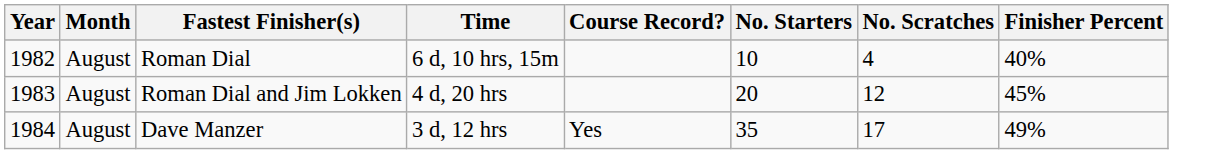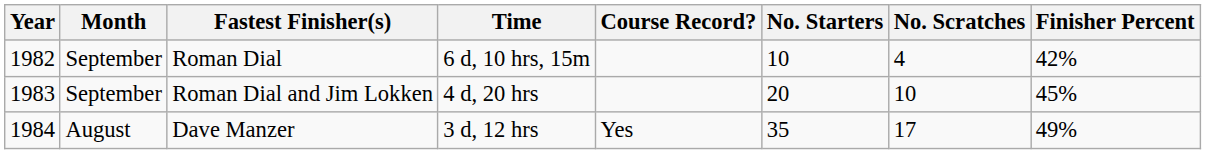(98, 58) August -> (114, 58) September
(1025, 58) 40% -> (1056, 58) 42%
(98, 93) August -> (114, 93) September
(874, 93) 12 -> (905, 93) 10
